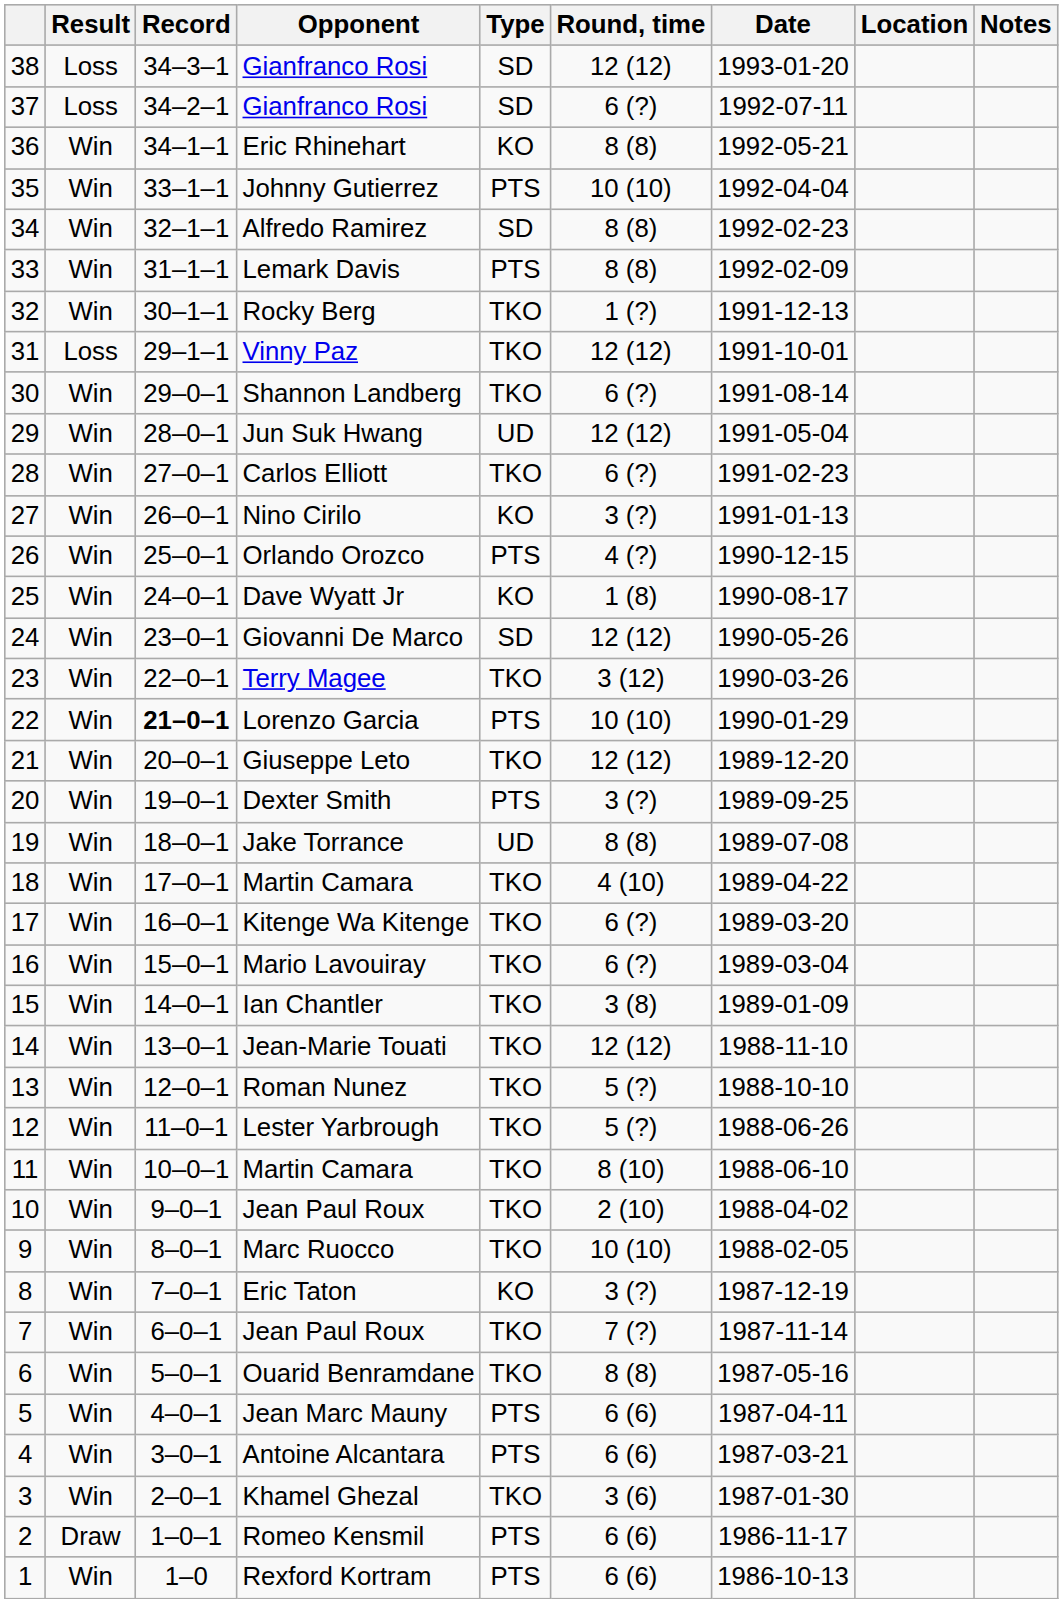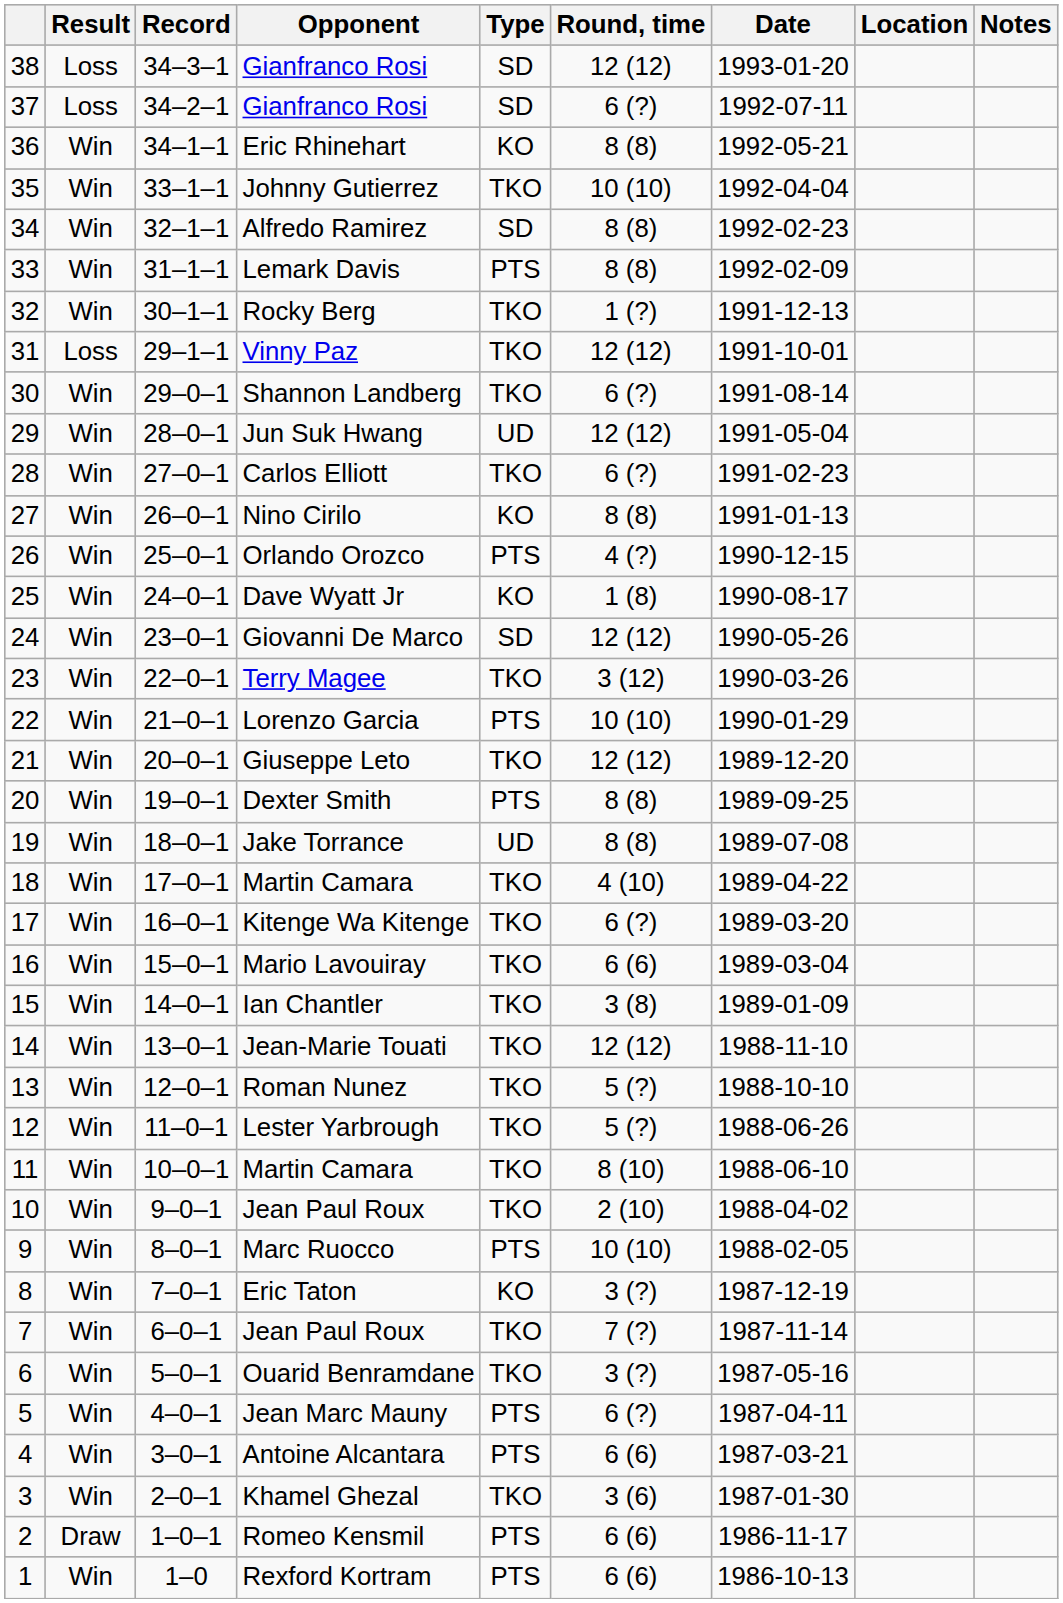(515, 188) PTS -> (515, 188) TKO
(631, 515) 3 (?) -> (631, 515) 8 (8)
(186, 719) bold -> (186, 719) normal
(631, 801) 3 (?) -> (631, 801) 8 (8)
(631, 964) 6 (?) -> (631, 964) 6 (6)
(515, 1250) TKO -> (515, 1250) PTS
(631, 1373) 8 (8) -> (631, 1373) 3 (?)
(631, 1413) 6 (6) -> (631, 1413) 6 (?)
